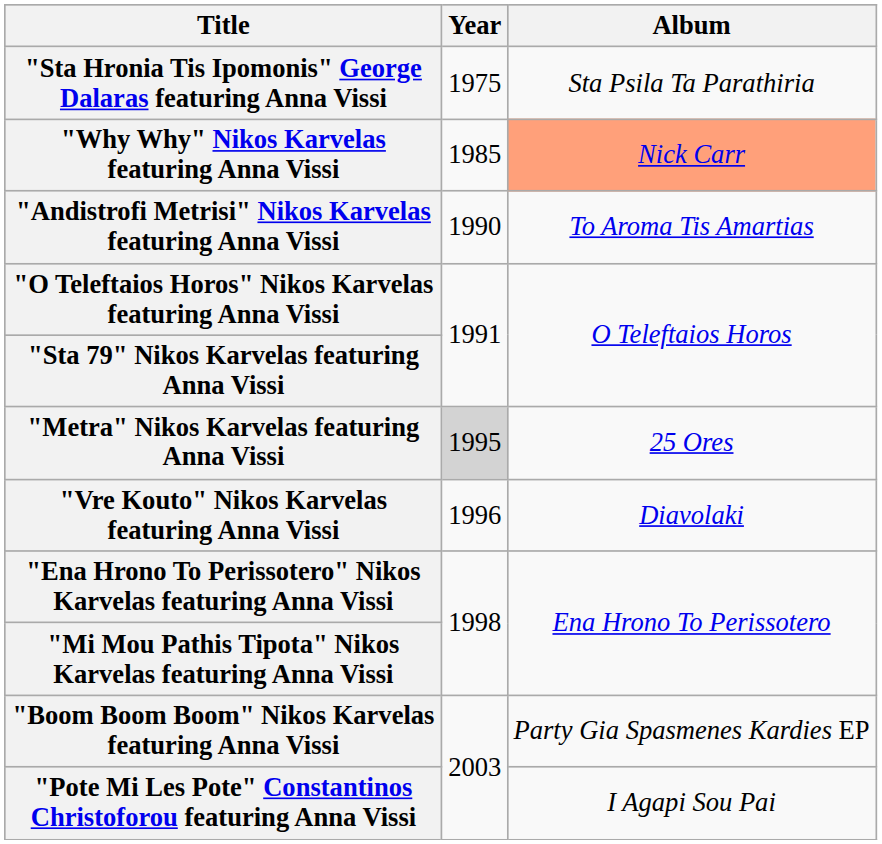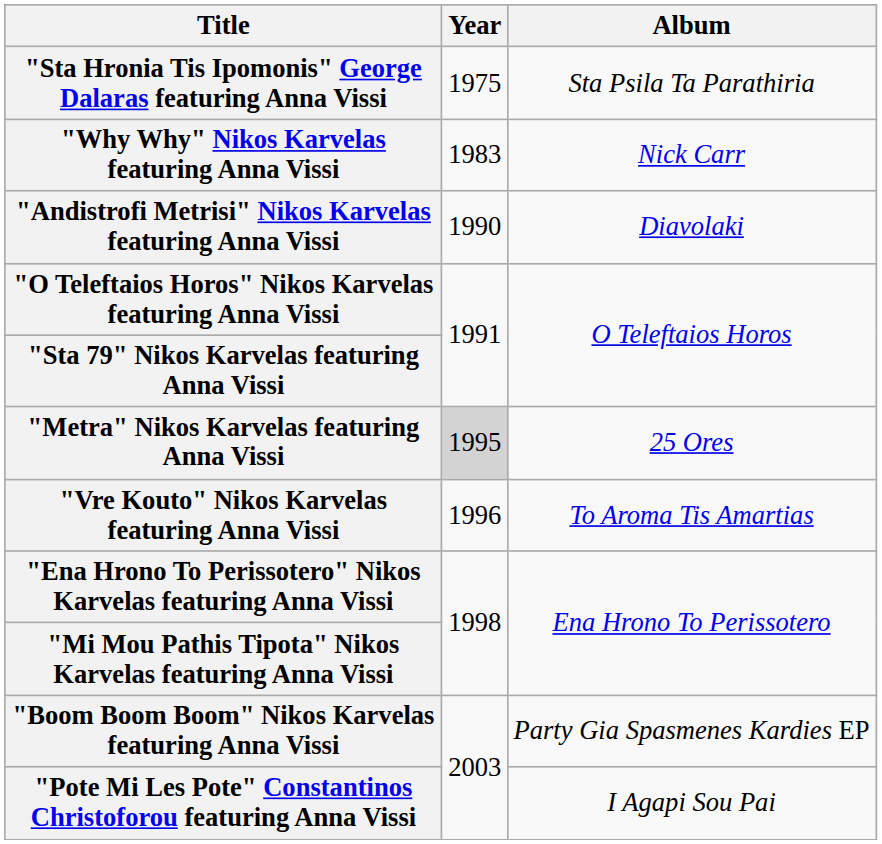(475, 154) 1985 -> (475, 154) 1983
(692, 154) lightsalmon background -> (692, 154) no background
(692, 226) To Aroma Tis Amartias -> (692, 226) Diavolaki
(692, 514) Diavolaki -> (692, 514) To Aroma Tis Amartias
